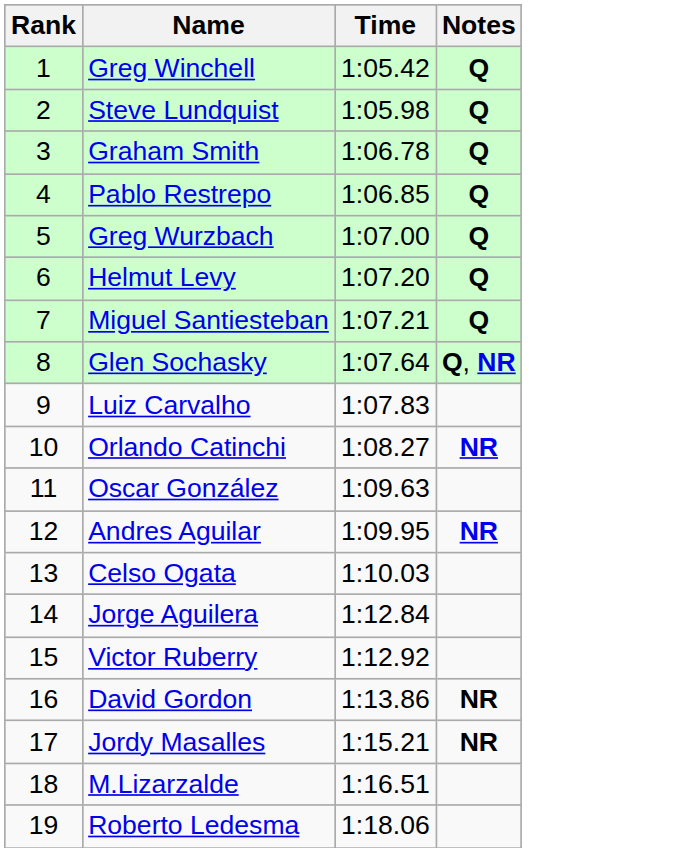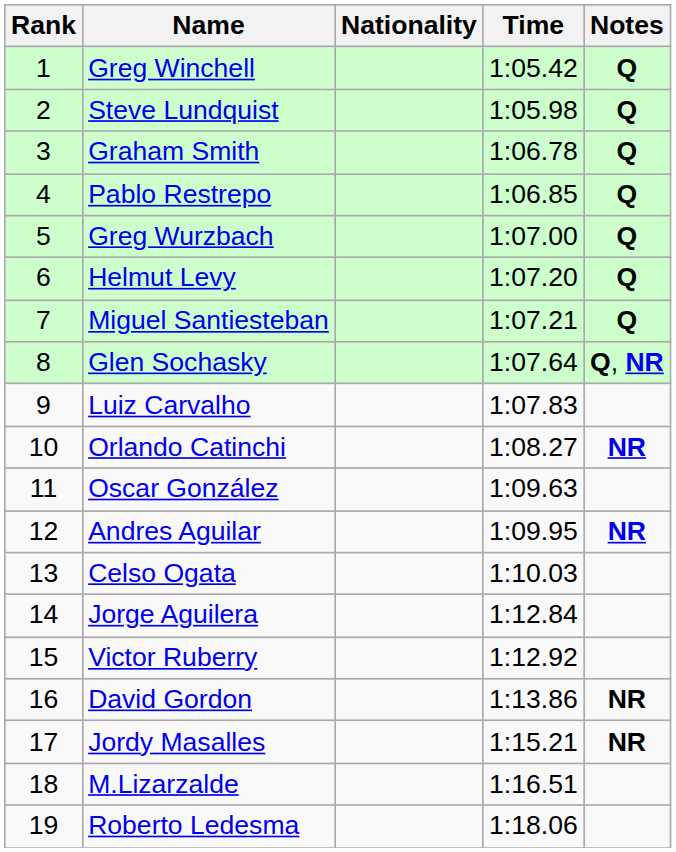+ column: (409, 25)
